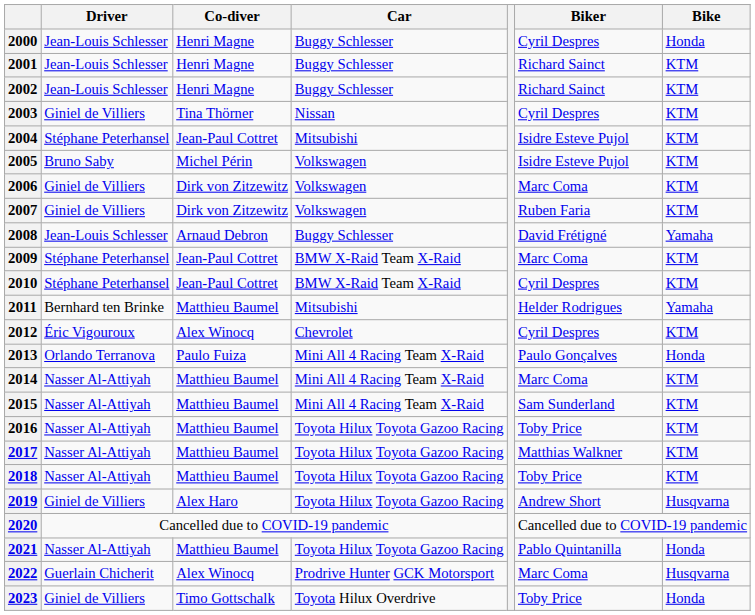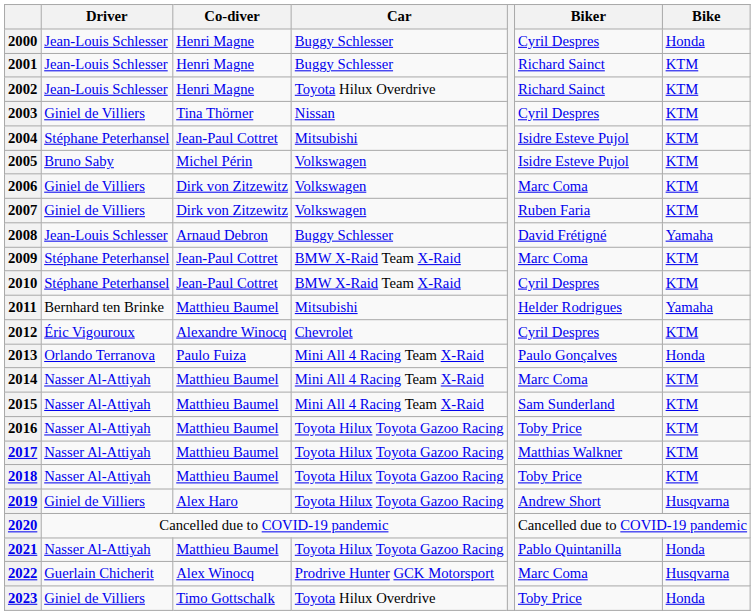(344, 89) Buggy Schlesser -> (365, 89) Toyota Hilux Overdrive
(215, 331) Alex Winocq -> (231, 331) Alexandre Winocq
